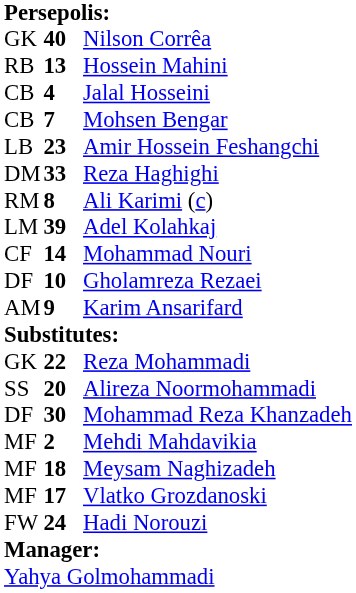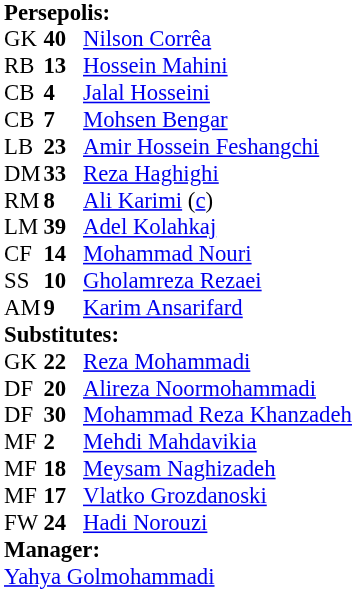(19, 280) DF -> (17, 280) SS
(17, 388) SS -> (19, 388) DF
